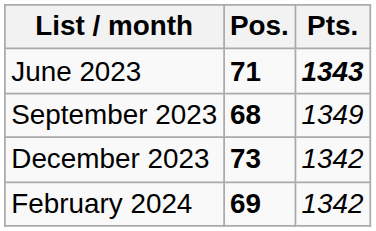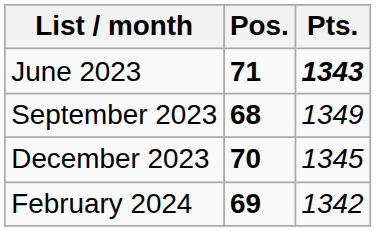(245, 159) 73 -> (245, 159) 70
(333, 159) 1342 -> (333, 159) 1345
